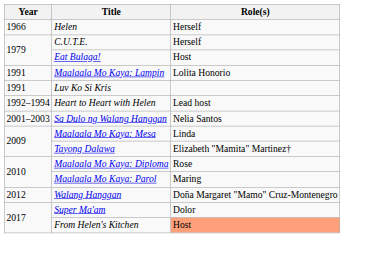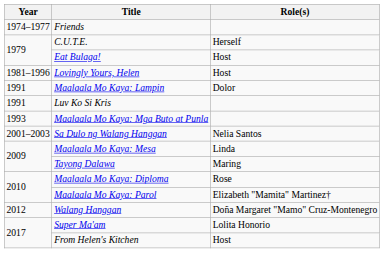- row: (66, 27)
+ row: (69, 27)
+ row: (97, 73)
(202, 73) Lolita Honorio -> (224, 88) Dolor
- row: (105, 103)
+ row: (131, 118)
(232, 149) Elizabeth "Mamita" Martinez† -> (227, 164) Maring
(187, 179) Maring -> (272, 194) Elizabeth "Mamita" Martinez†
(184, 210) Dolor -> (241, 225) Lolita Honorio
(182, 225) lightsalmon background -> (222, 240) no background
